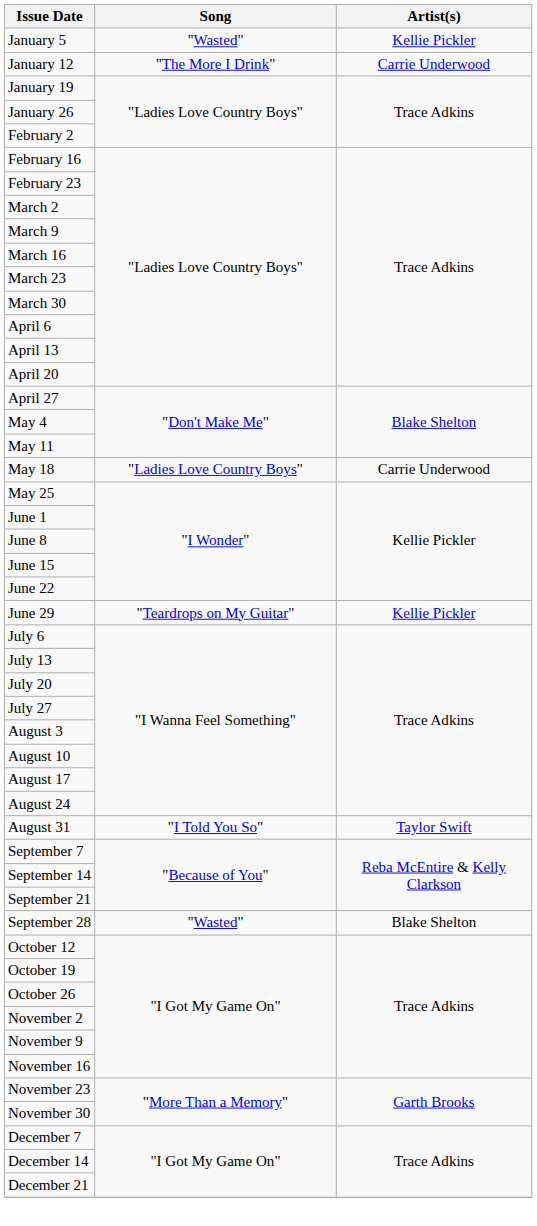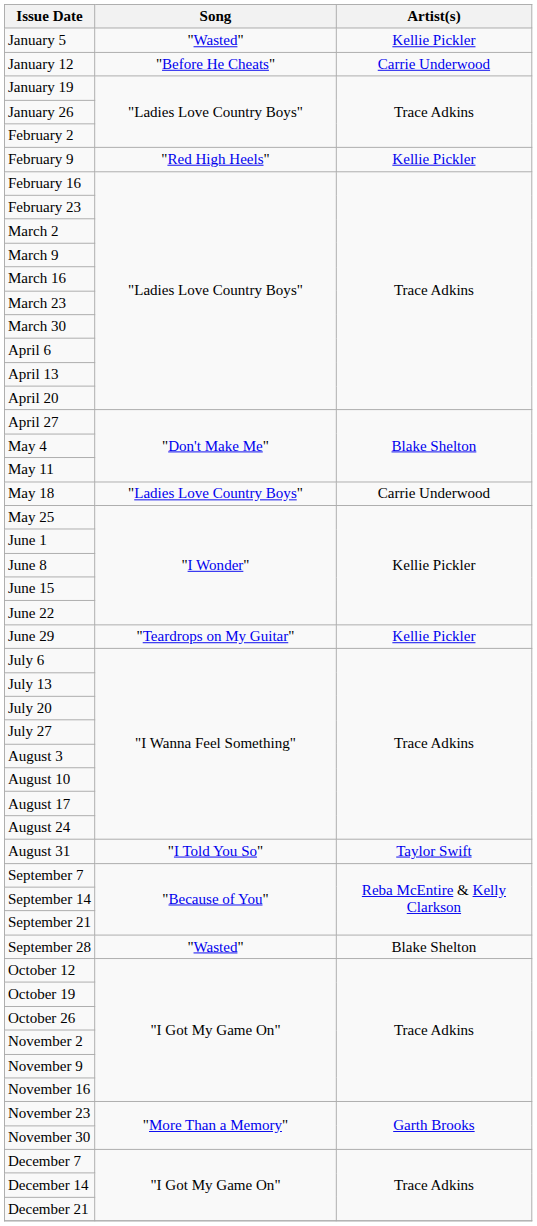(215, 64) "The More I Drink" -> (215, 64) "Before He Cheats"
+ row: (41, 159)
